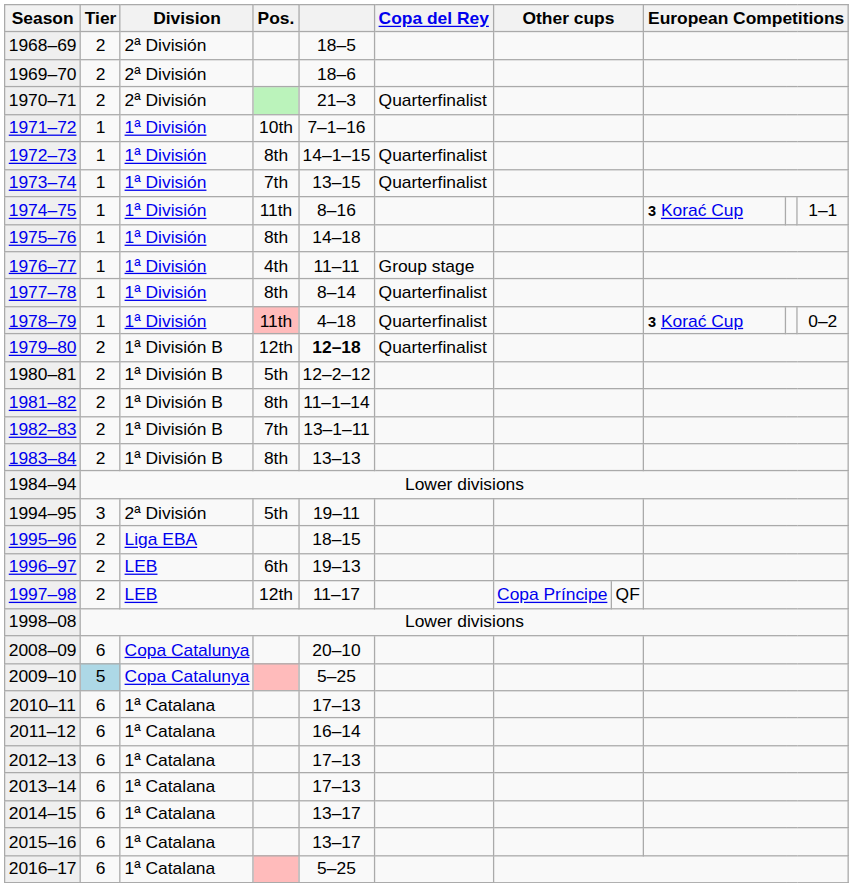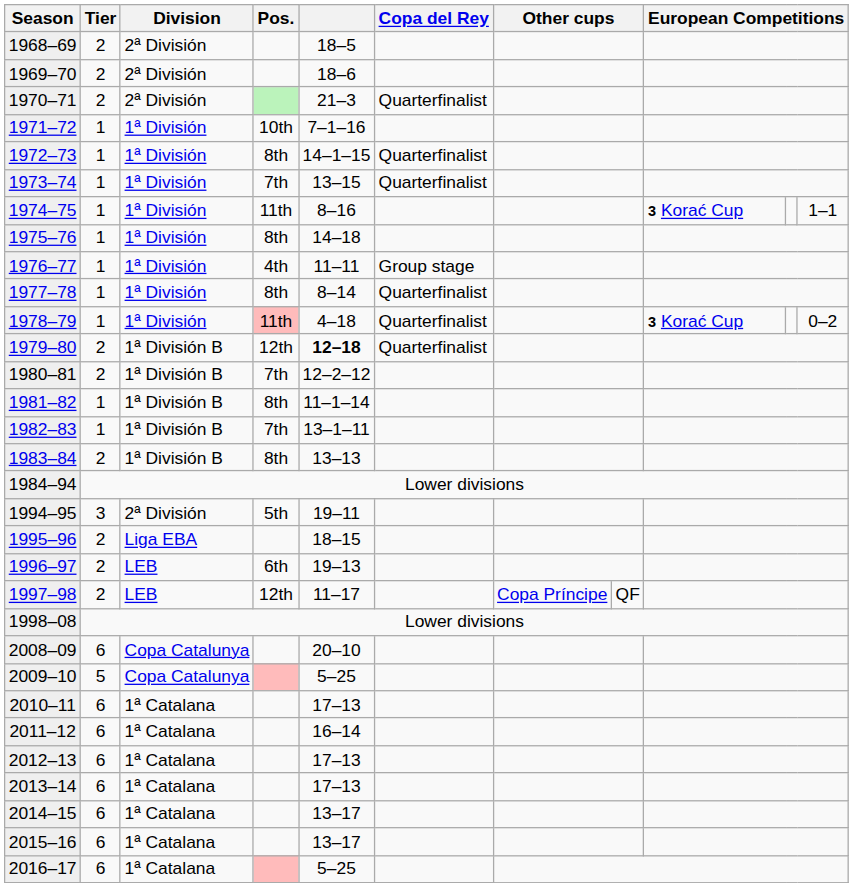(276, 375) 5th -> (276, 375) 7th
(101, 402) 2 -> (101, 402) 1
(101, 430) 2 -> (101, 430) 1
(101, 677) lightblue background -> (101, 677) no background
